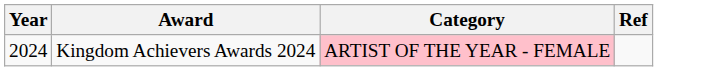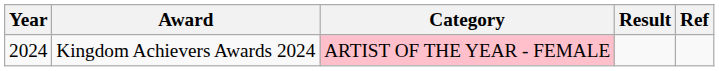+ column: (645, 19)
